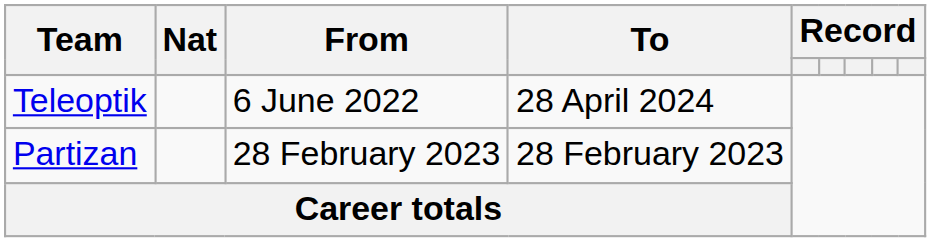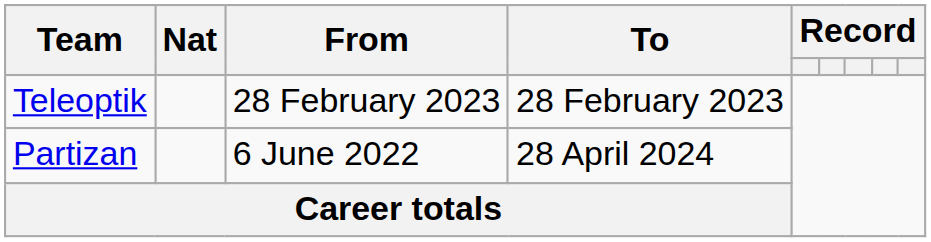(326, 100) 6 June 2022 -> (367, 100) 28 February 2023
(615, 100) 28 April 2024 -> (650, 100) 28 February 2023
(367, 154) 28 February 2023 -> (326, 154) 6 June 2022
(650, 154) 28 February 2023 -> (615, 154) 28 April 2024
